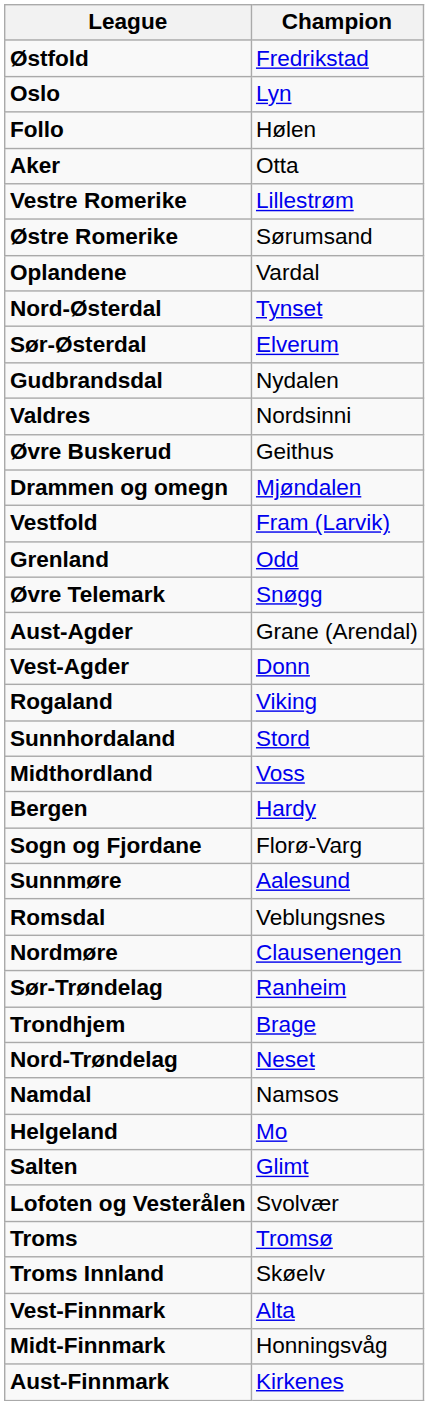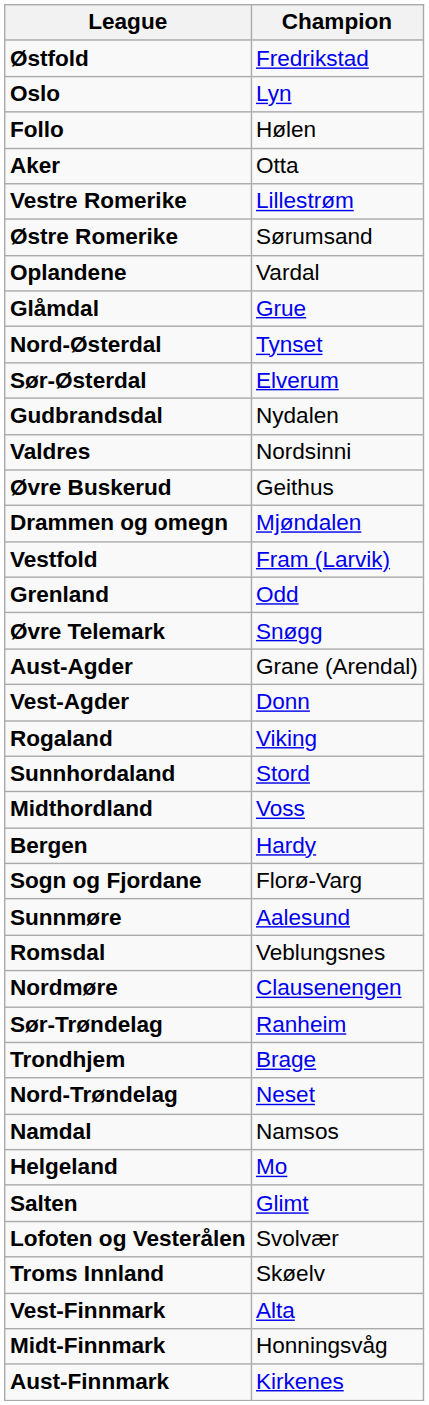+ row: (54, 308)
- row: (44, 1238)
